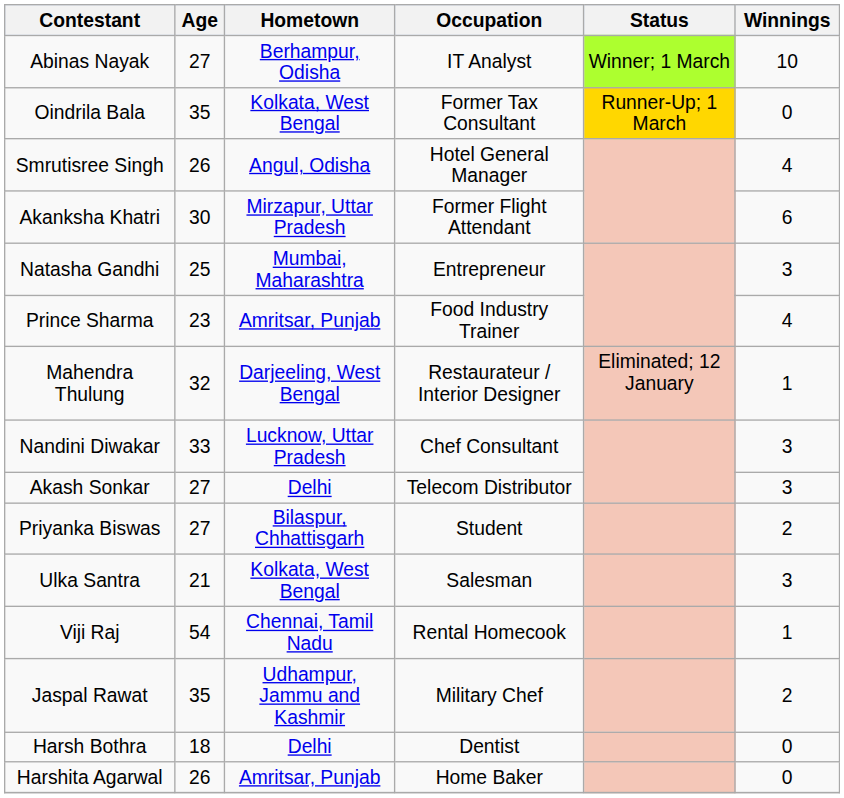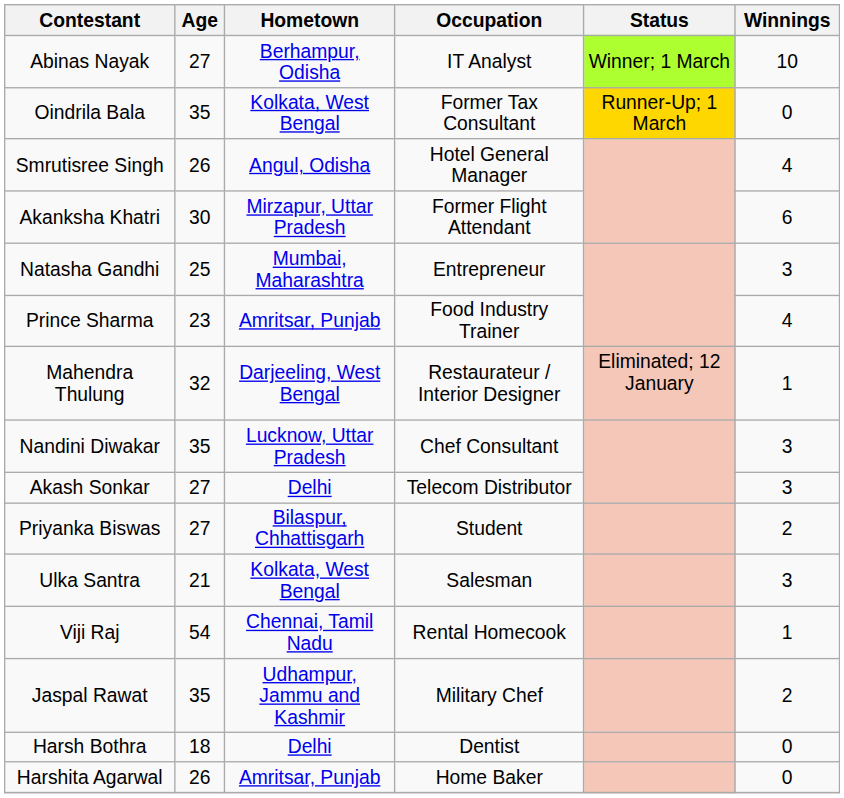(200, 446) 33 -> (200, 446) 35
